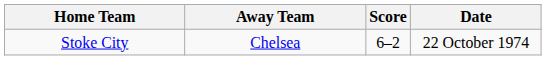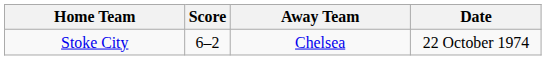columns swapped: (388, 17) <-> (275, 17)
